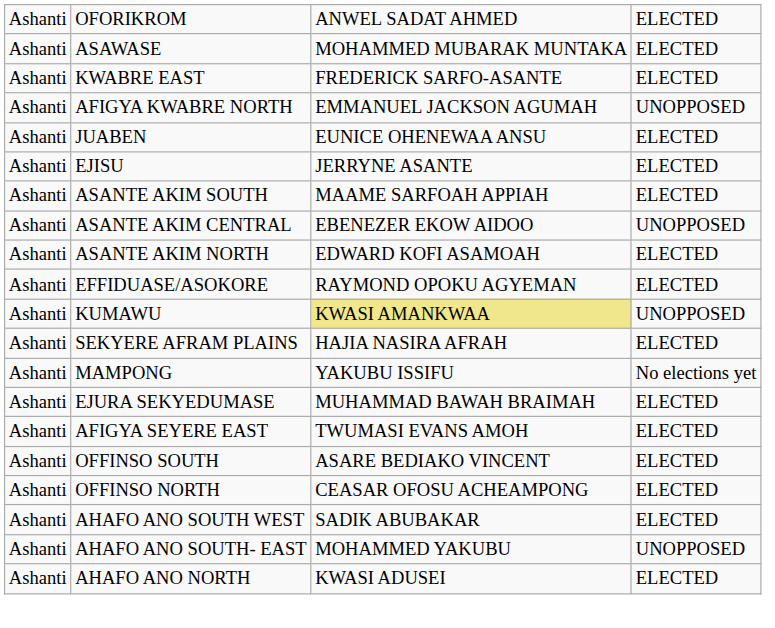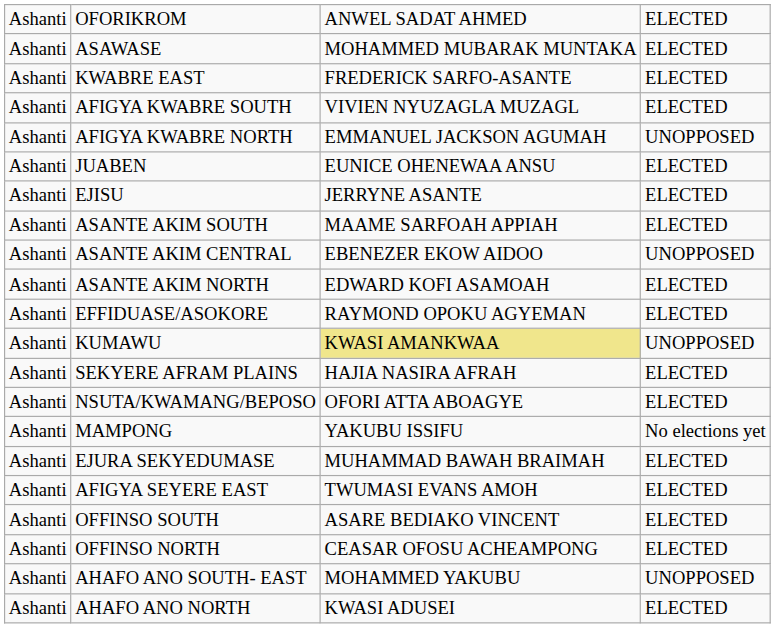+ row: (183, 107)
+ row: (196, 401)
- row: (190, 519)
